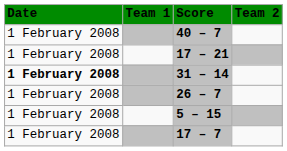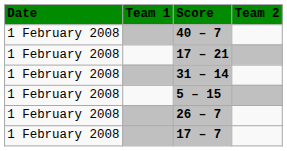(63, 75) bold -> (63, 75) normal
rows swapped: (199, 115) <-> (199, 95)
